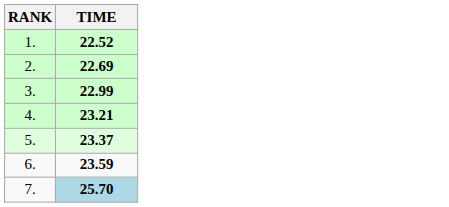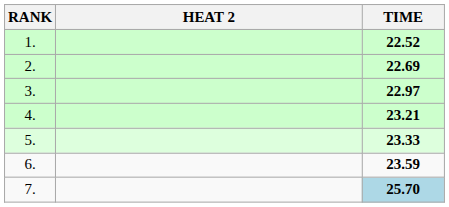+ column: (209, 17)
(97, 91) 22.99 -> (403, 91) 22.97
(97, 140) 23.37 -> (403, 140) 23.33
